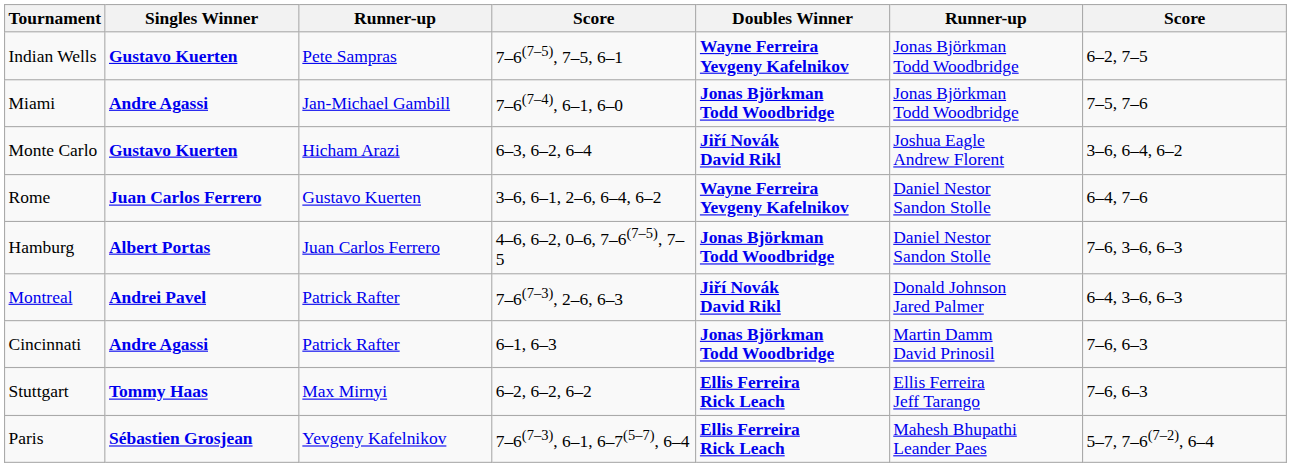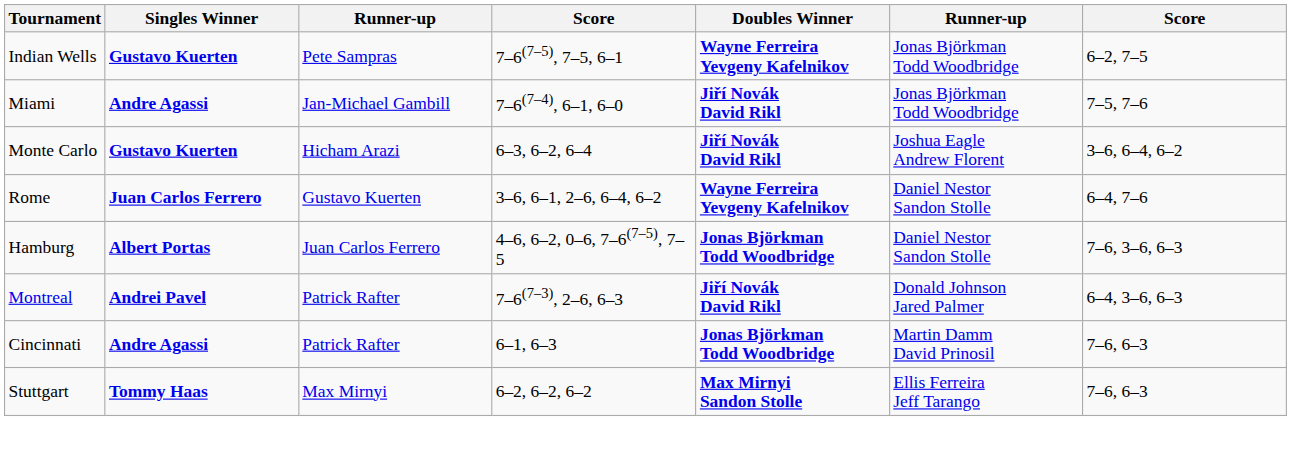(767, 103) Jonas Björkman Todd Woodbridge -> (740, 103) Jiří Novák David Rikl
(750, 391) Ellis Ferreira Rick Leach -> (751, 391) Max Mirnyi Sandon Stolle
- row: (26, 438)
